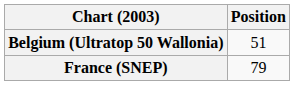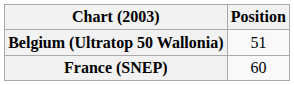(258, 67) 79 -> (258, 67) 60
